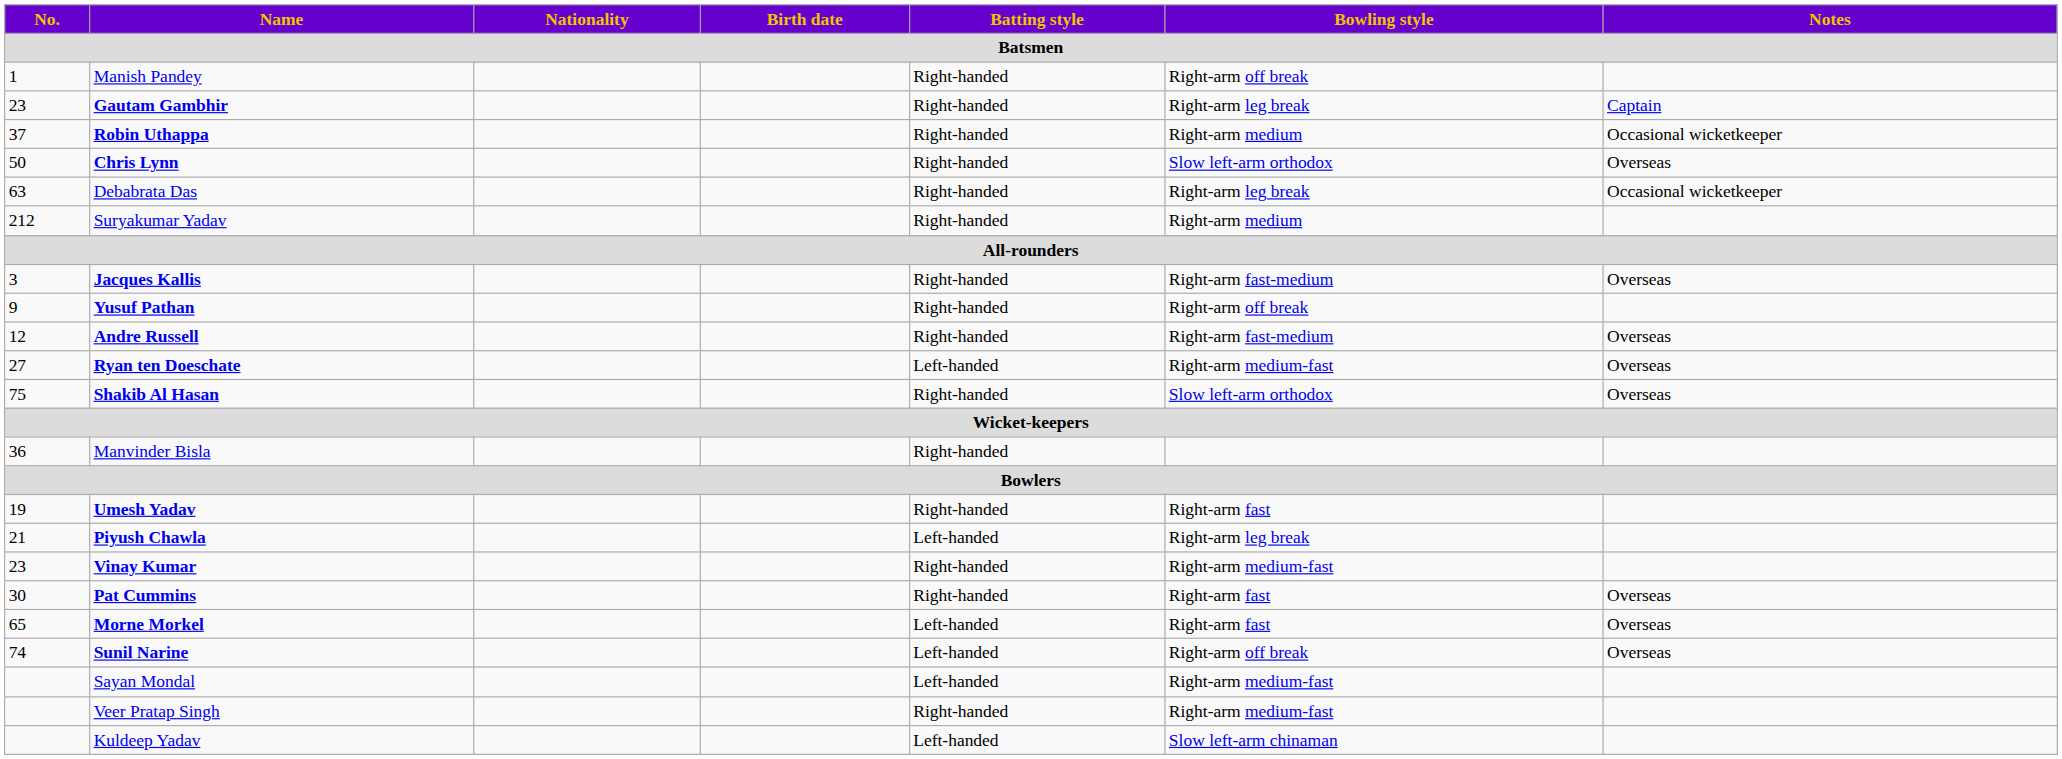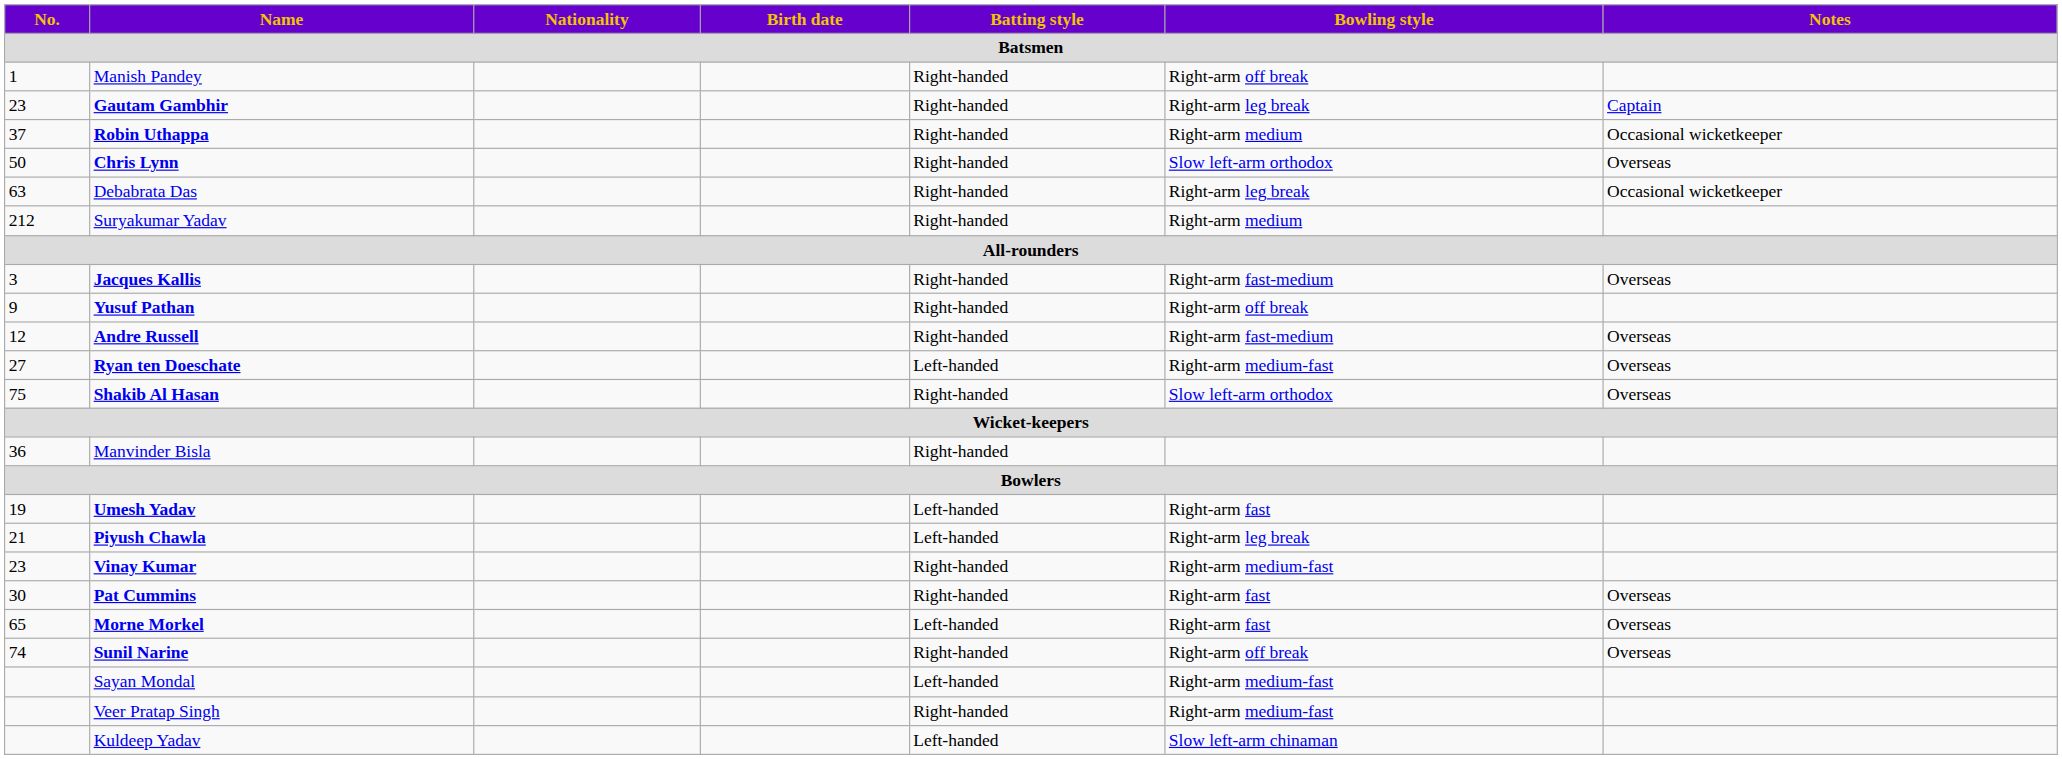(961, 509) Right-handed -> (956, 509) Left-handed
(956, 653) Left-handed -> (961, 653) Right-handed
